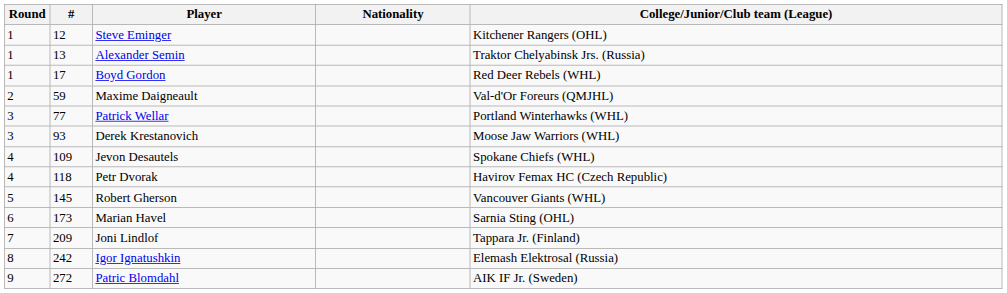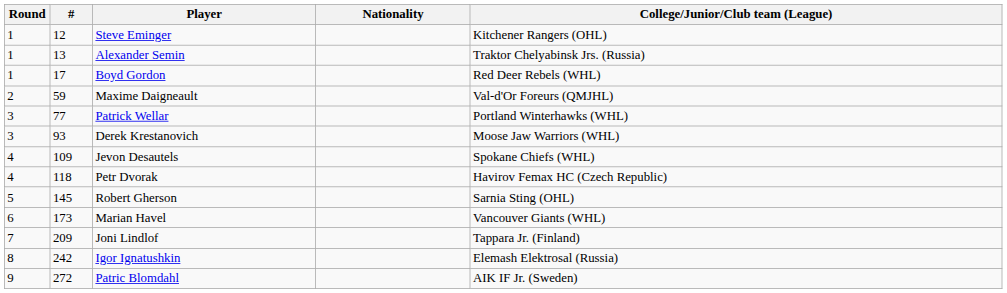(539, 197) Vancouver Giants (WHL) -> (524, 197) Sarnia Sting (OHL)
(524, 217) Sarnia Sting (OHL) -> (539, 217) Vancouver Giants (WHL)
